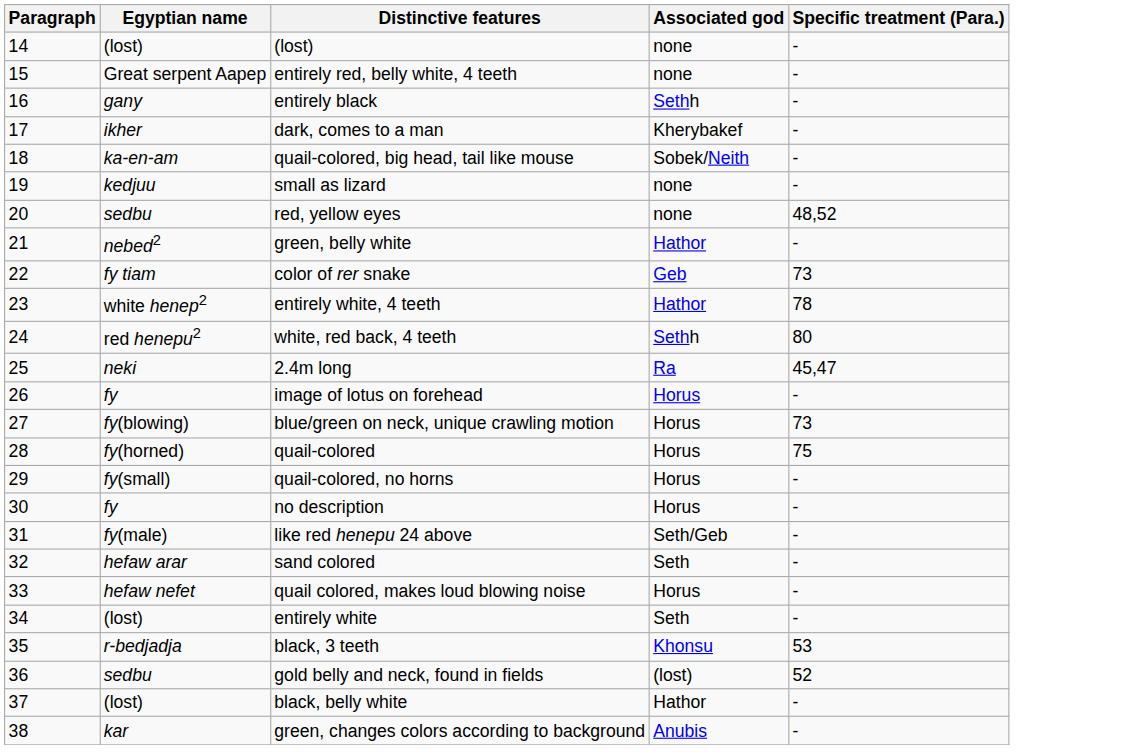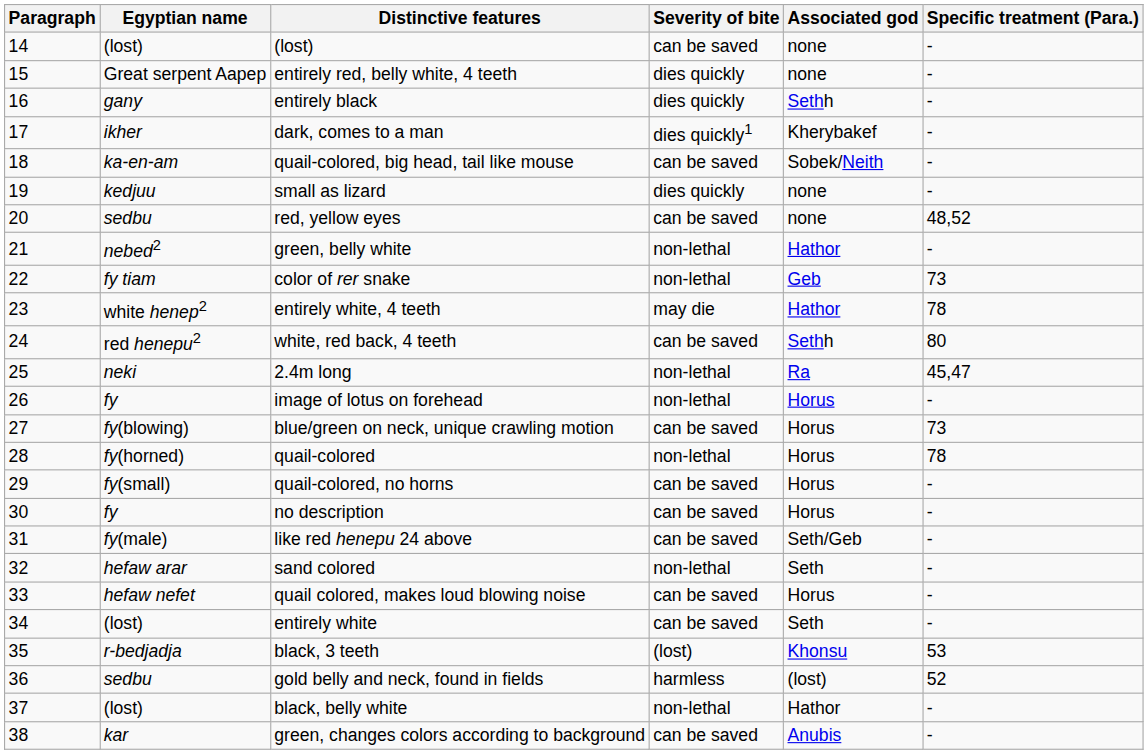+ column: (716, 18)
(802, 451) 75 -> (936, 456) 78
